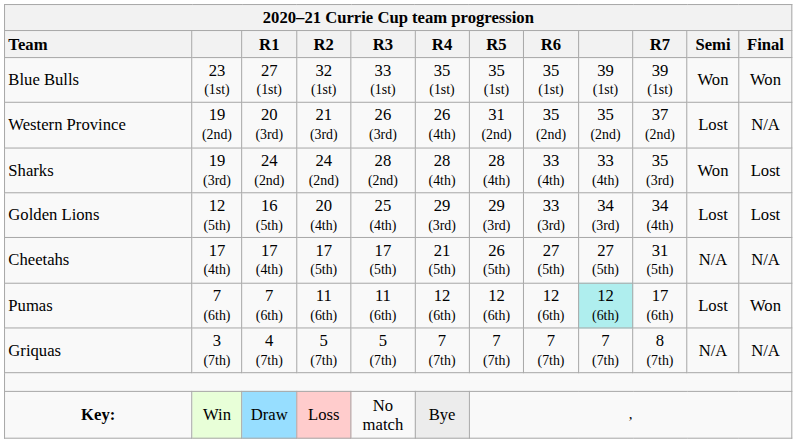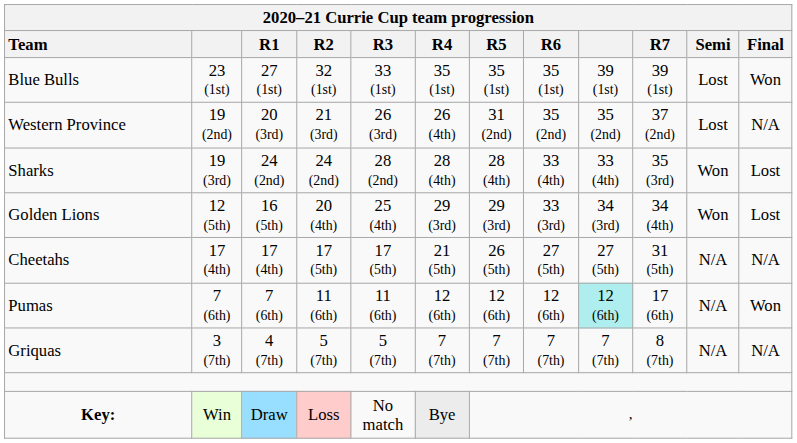(713, 79) Won -> (713, 79) Lost
(713, 215) Lost -> (713, 215) Won
(713, 305) Lost -> (713, 305) N/A
